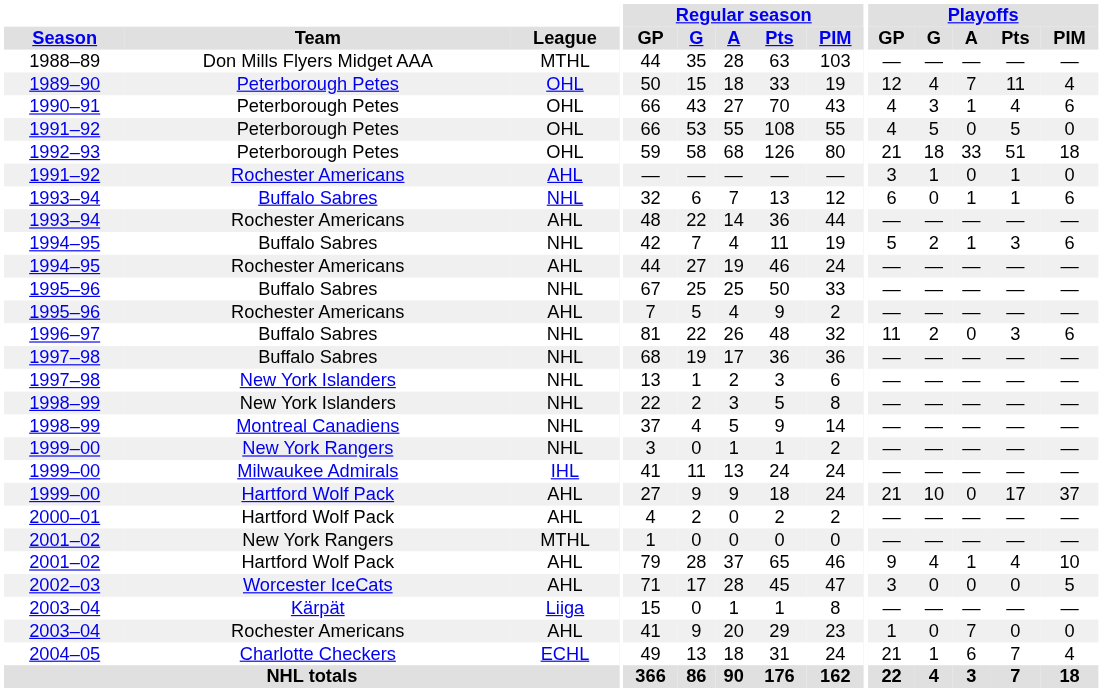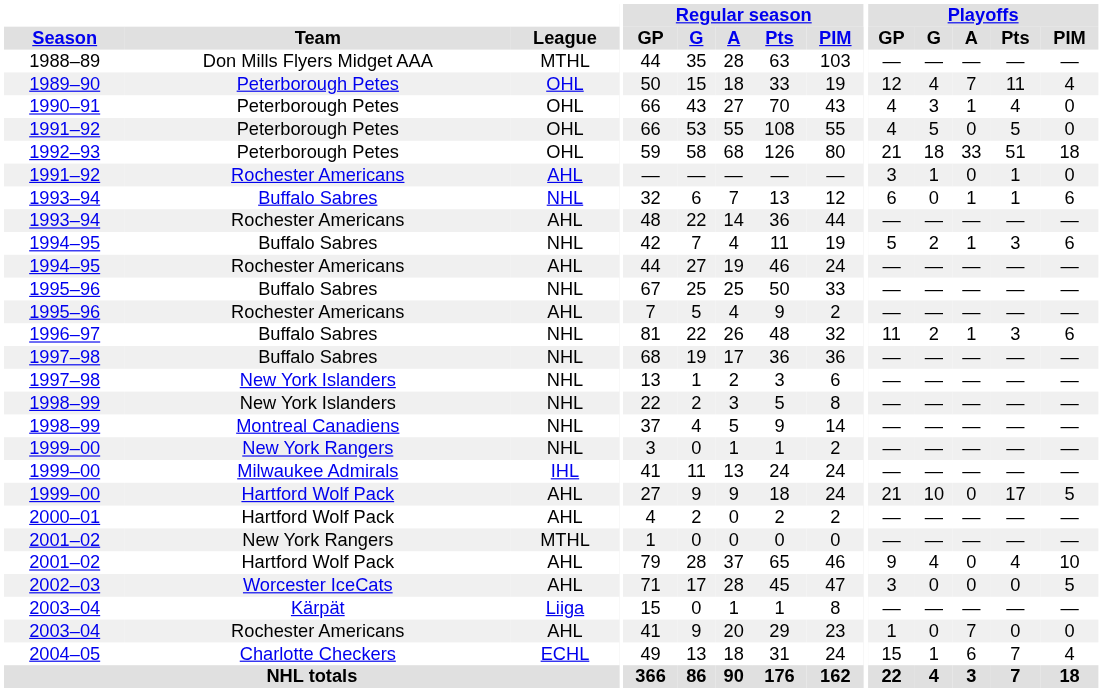(1070, 106) 6 -> (1070, 106) 0
(971, 334) 0 -> (971, 334) 1
(1070, 494) 37 -> (1070, 494) 5
(971, 562) 1 -> (971, 562) 0
(892, 653) 21 -> (892, 653) 15
